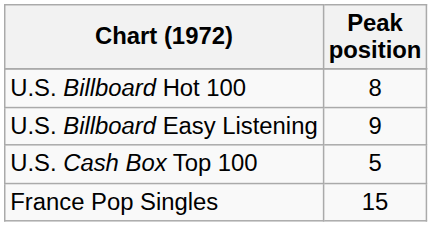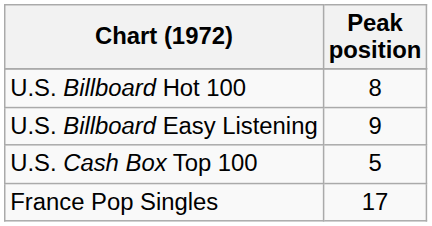(375, 201) 15 -> (375, 201) 17
